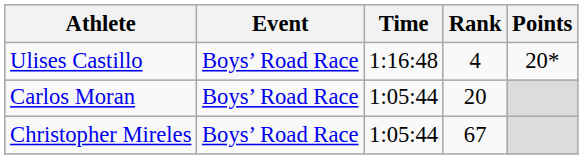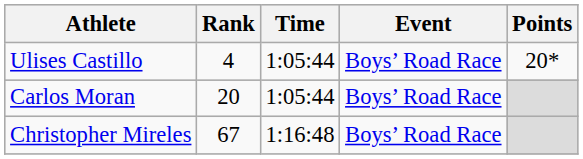columns swapped: (280, 23) <-> (475, 23)
(404, 60) 1:16:48 -> (300, 60) 1:05:44
(404, 135) 1:05:44 -> (300, 135) 1:16:48
